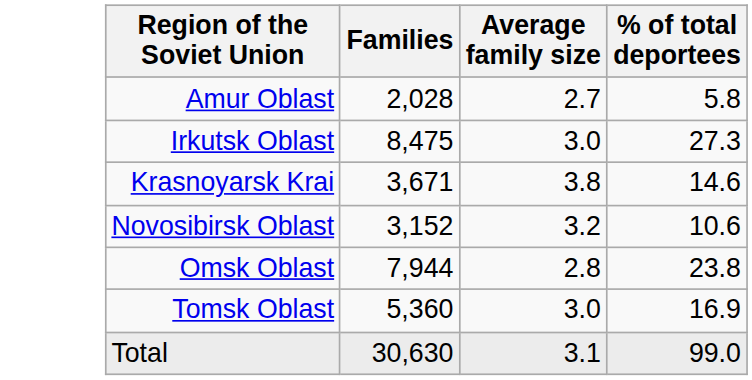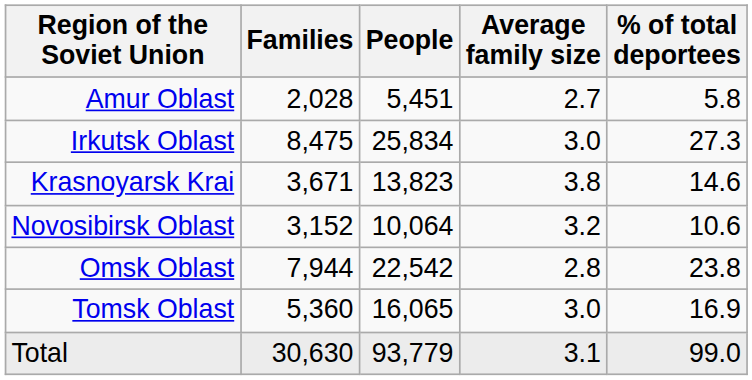+ column: (410, 41)
